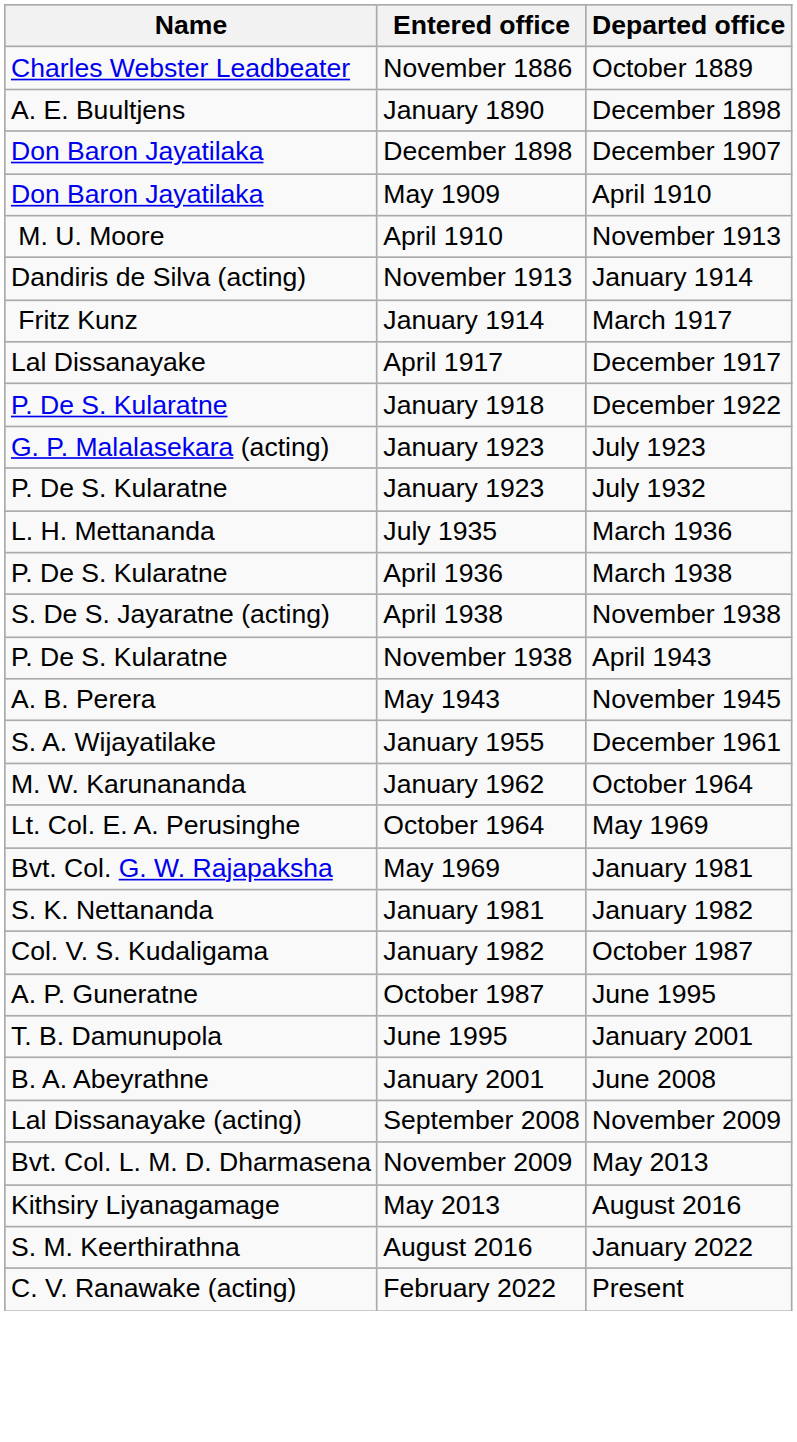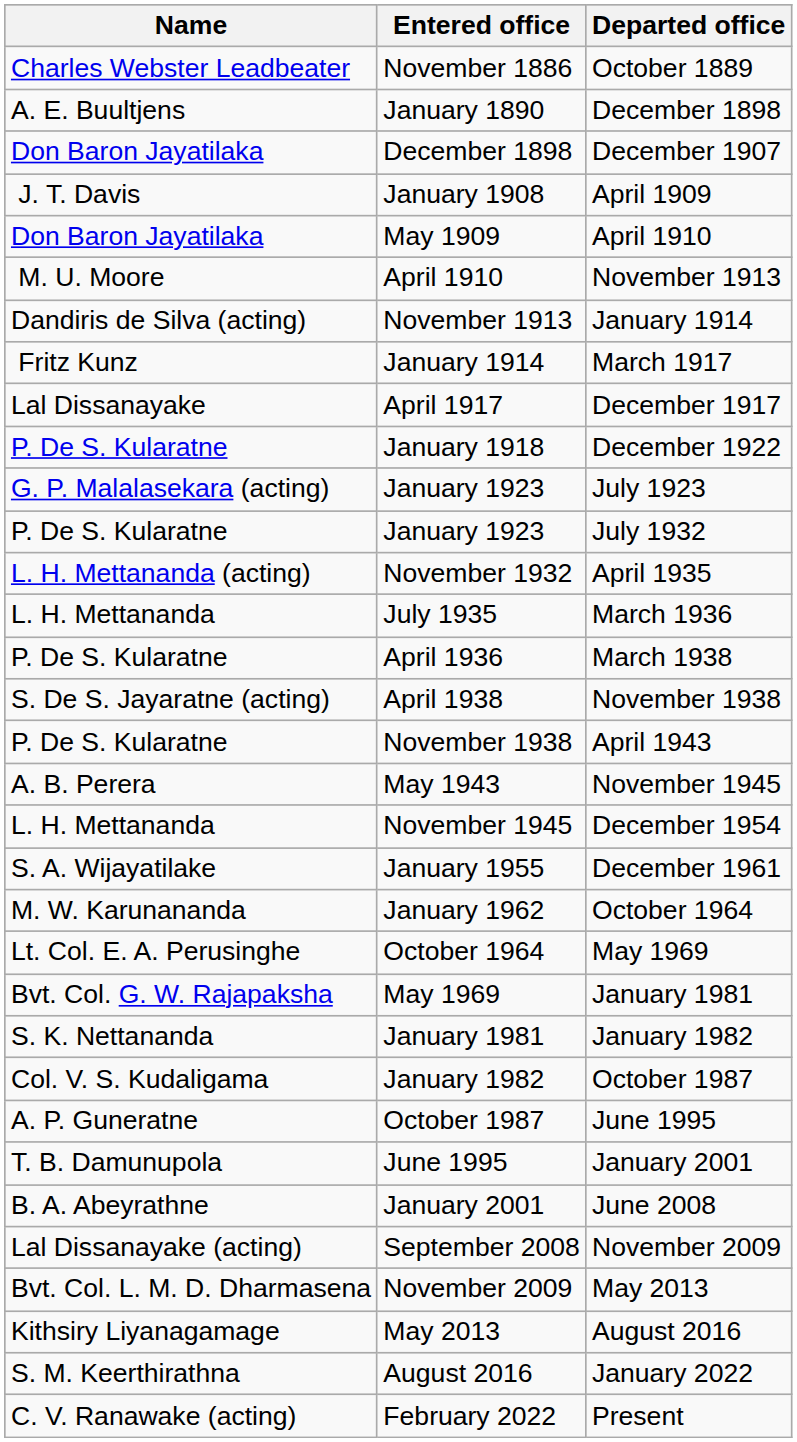+ row: (652, 194)
+ row: (652, 573)
+ row: (686, 825)
